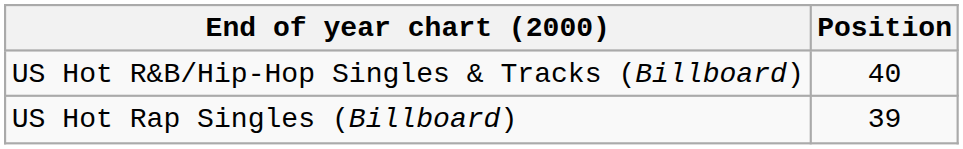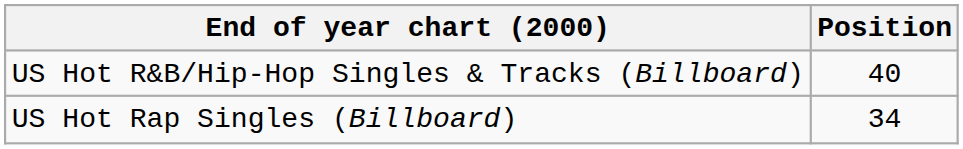(885, 119) 39 -> (885, 119) 34
